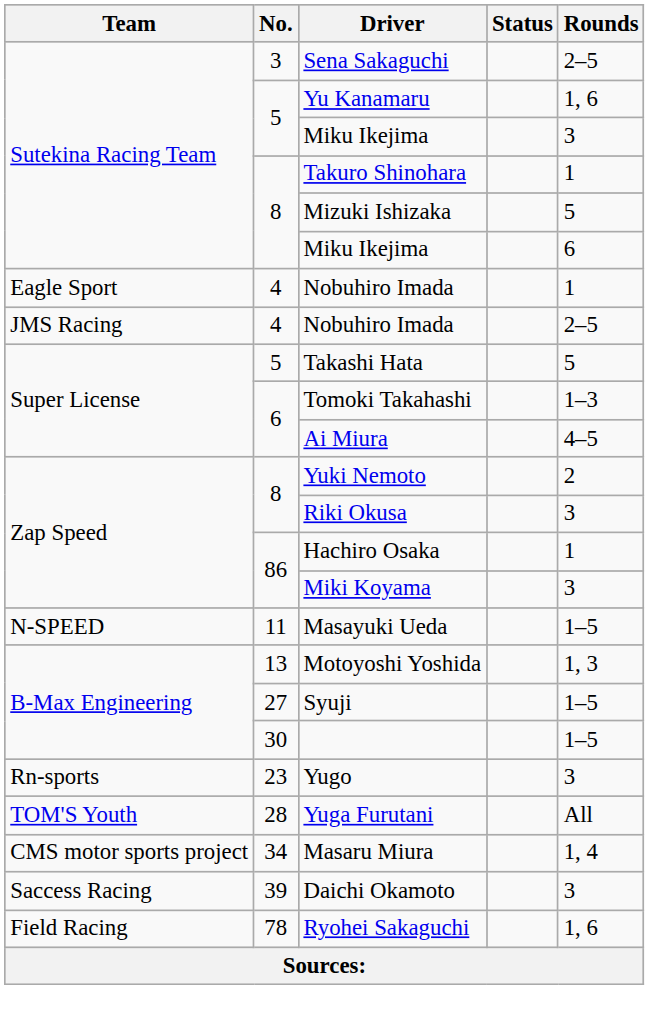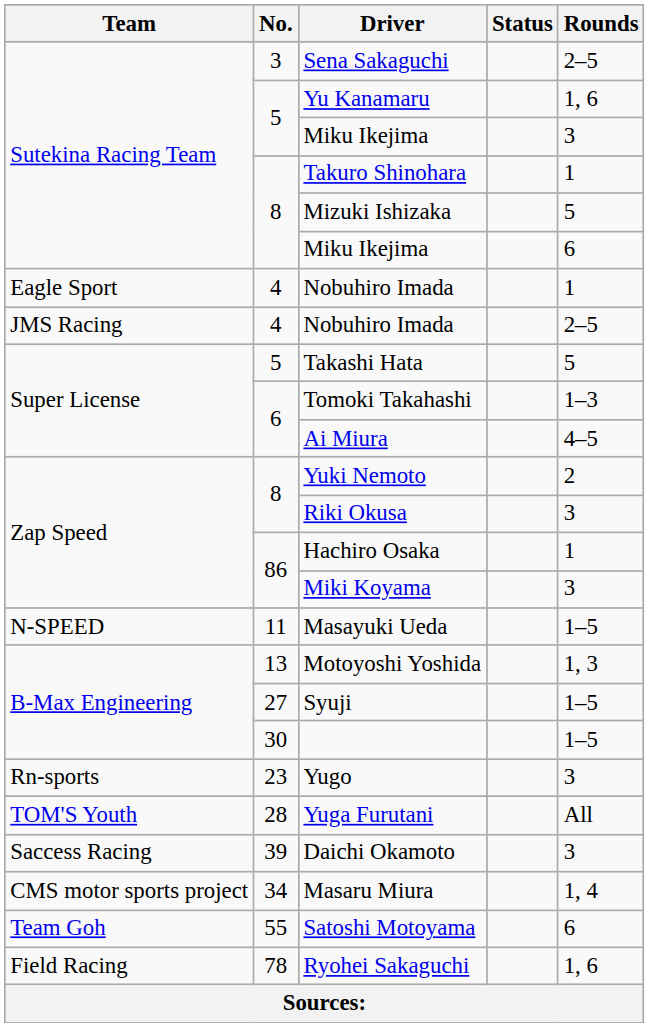rows swapped: (276, 852) <-> (276, 889)
+ row: (276, 927)
